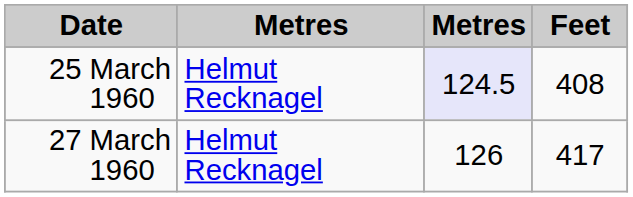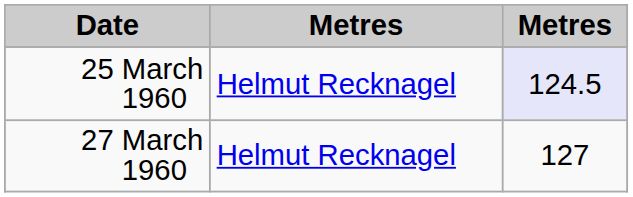- column: (580, 25)
(479, 155) 126 -> (565, 155) 127
